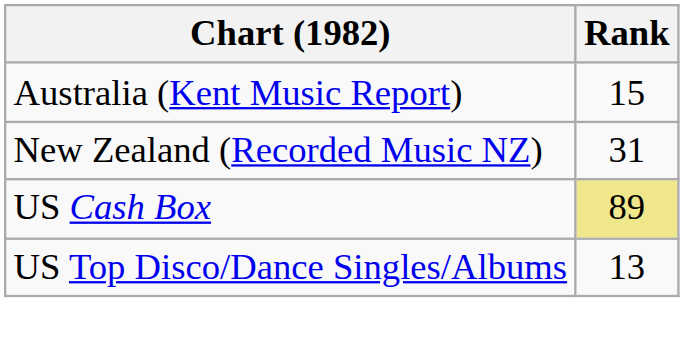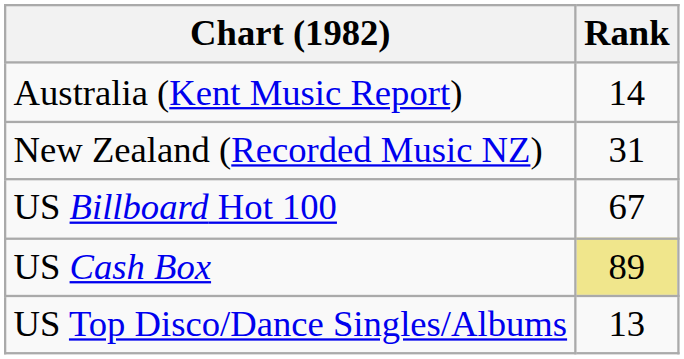(627, 91) 15 -> (627, 91) 14
+ row: (175, 207)
